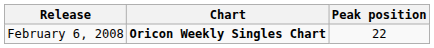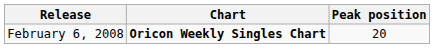(379, 34) 22 -> (379, 34) 20
